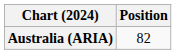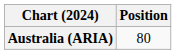(144, 37) 82 -> (144, 37) 80
